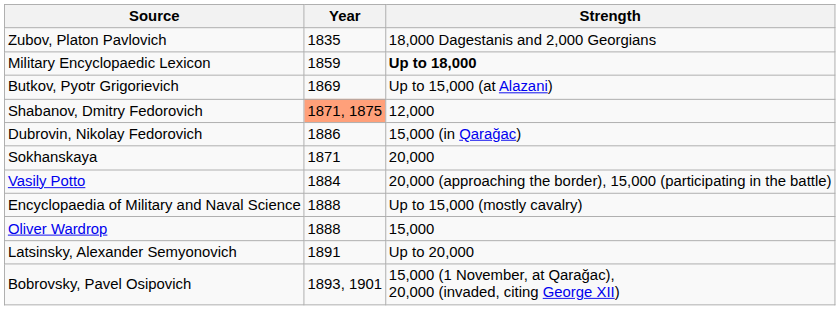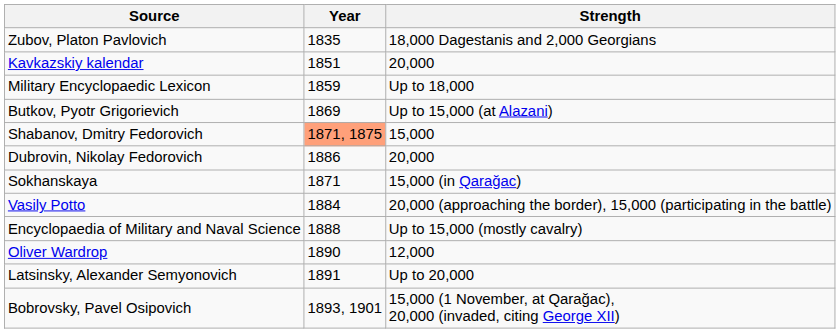+ row: (76, 63)
(433, 63) bold -> (431, 87) normal
(412, 110) 12,000 -> (412, 134) 15,000
(455, 134) 15,000 (in Qarağac) -> (412, 157) 20,000
(412, 157) 20,000 -> (455, 181) 15,000 (in Qarağac)
(324, 228) 1888 -> (324, 252) 1890
(412, 228) 15,000 -> (412, 252) 12,000
